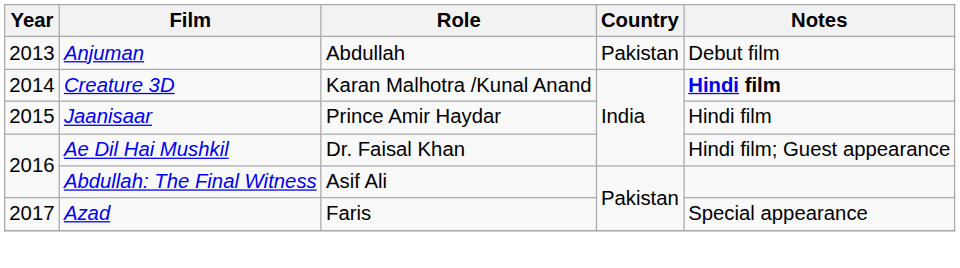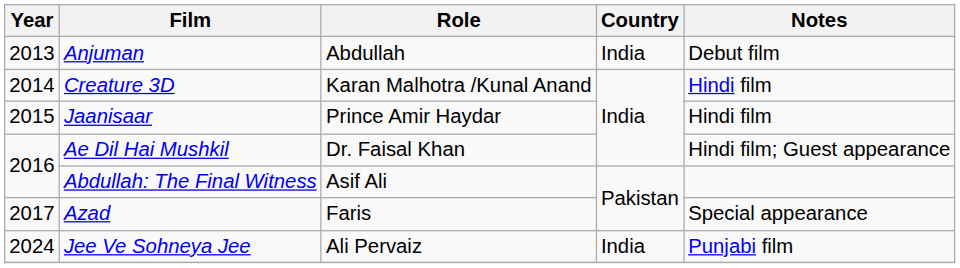(640, 52) Pakistan -> (623, 52) India
(734, 85) bold -> (730, 85) normal
+ row: (157, 246)
